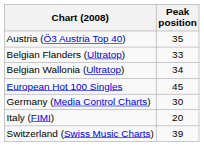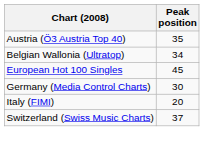- row: (66, 54)
(178, 133) 39 -> (178, 117) 37
